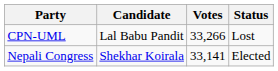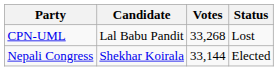(208, 35) 33,266 -> (208, 35) 33,268
(208, 55) 33,141 -> (208, 55) 33,144
